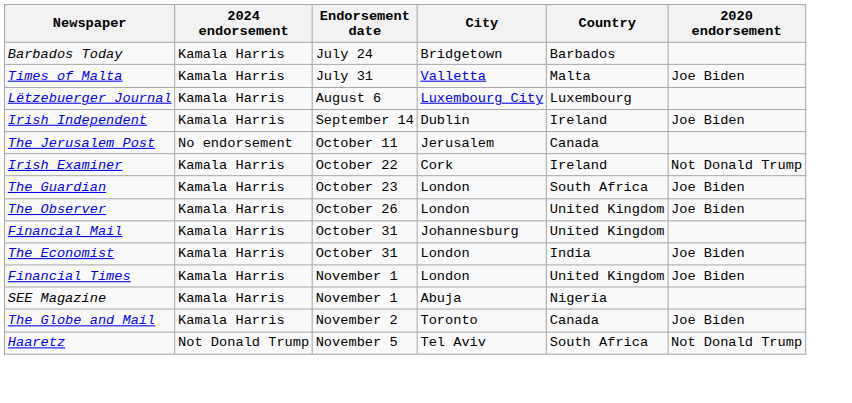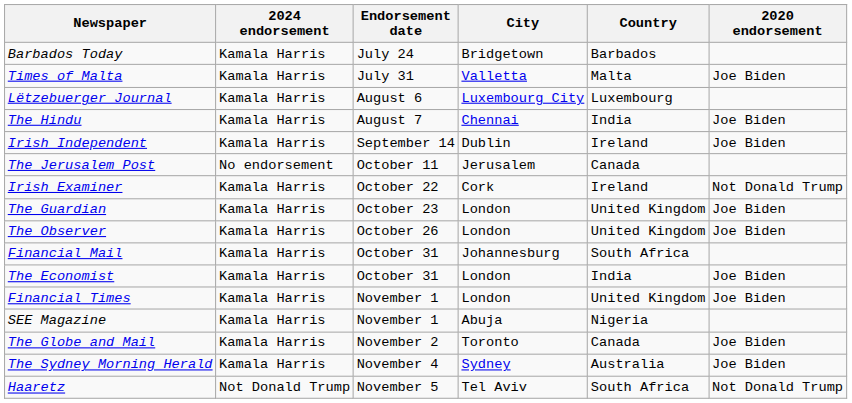+ row: (45, 120)
(599, 187) South Africa -> (648, 209) United Kingdom
(607, 232) United Kingdom -> (640, 254) South Africa
+ row: (110, 365)
